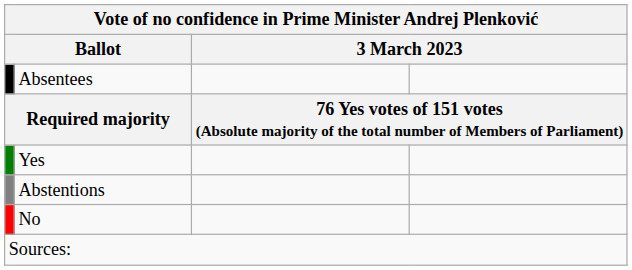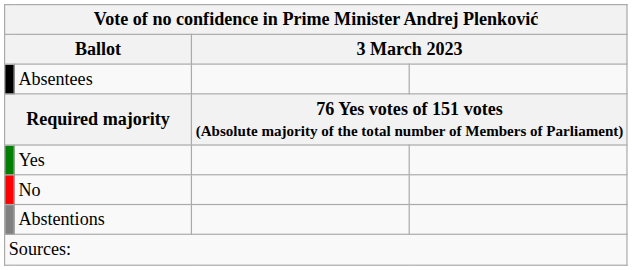rows swapped: (29, 219) <-> (62, 190)
